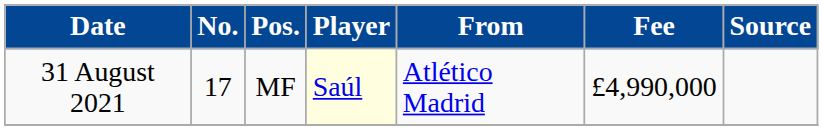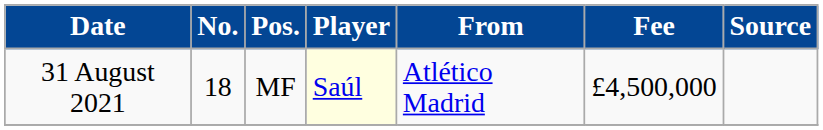(218, 86) 17 -> (218, 86) 18
(654, 86) £4,990,000 -> (654, 86) £4,500,000
